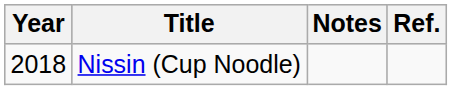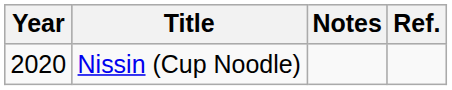(38, 63) 2018 -> (38, 63) 2020
